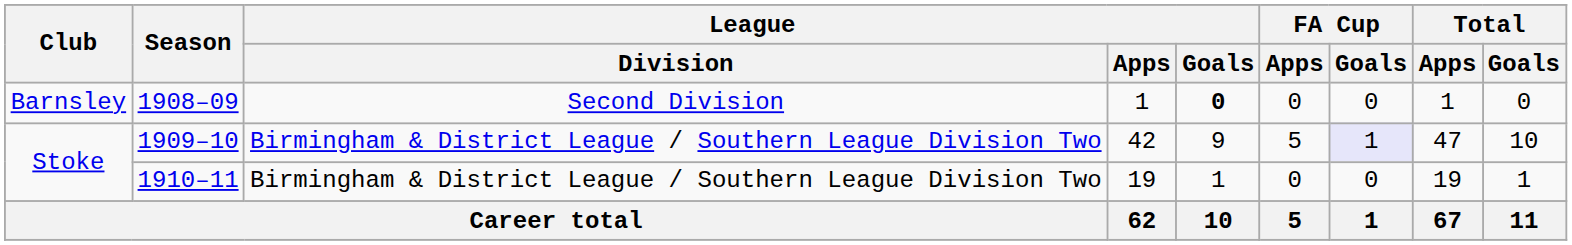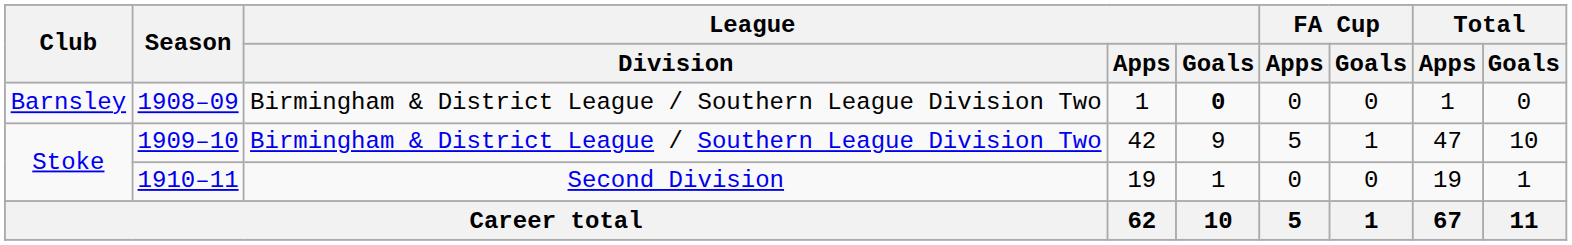(676, 103) Second Division -> (676, 103) Birmingham & District League / Southern League Division Two
(1371, 142) lavender background -> (1371, 142) no background
(676, 181) Birmingham & District League / Southern League Division Two -> (676, 181) Second Division
